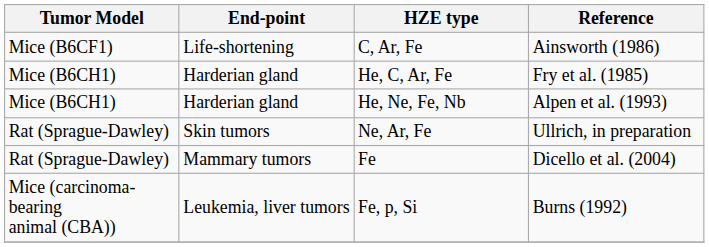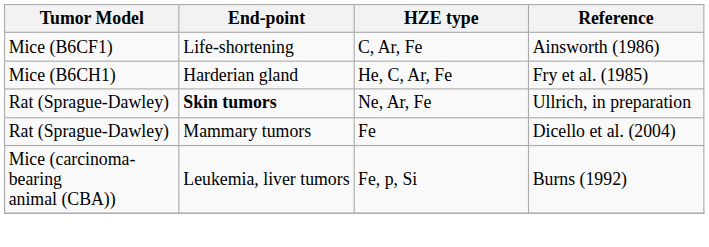- row: (412, 103)
(227, 131) normal -> (230, 103) bold
